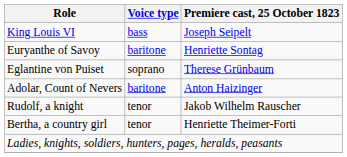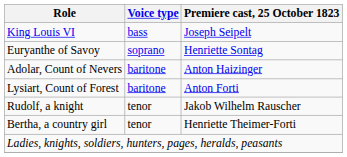(147, 50) baritone -> (146, 50) soprano
- row: (55, 69)
+ row: (63, 87)
